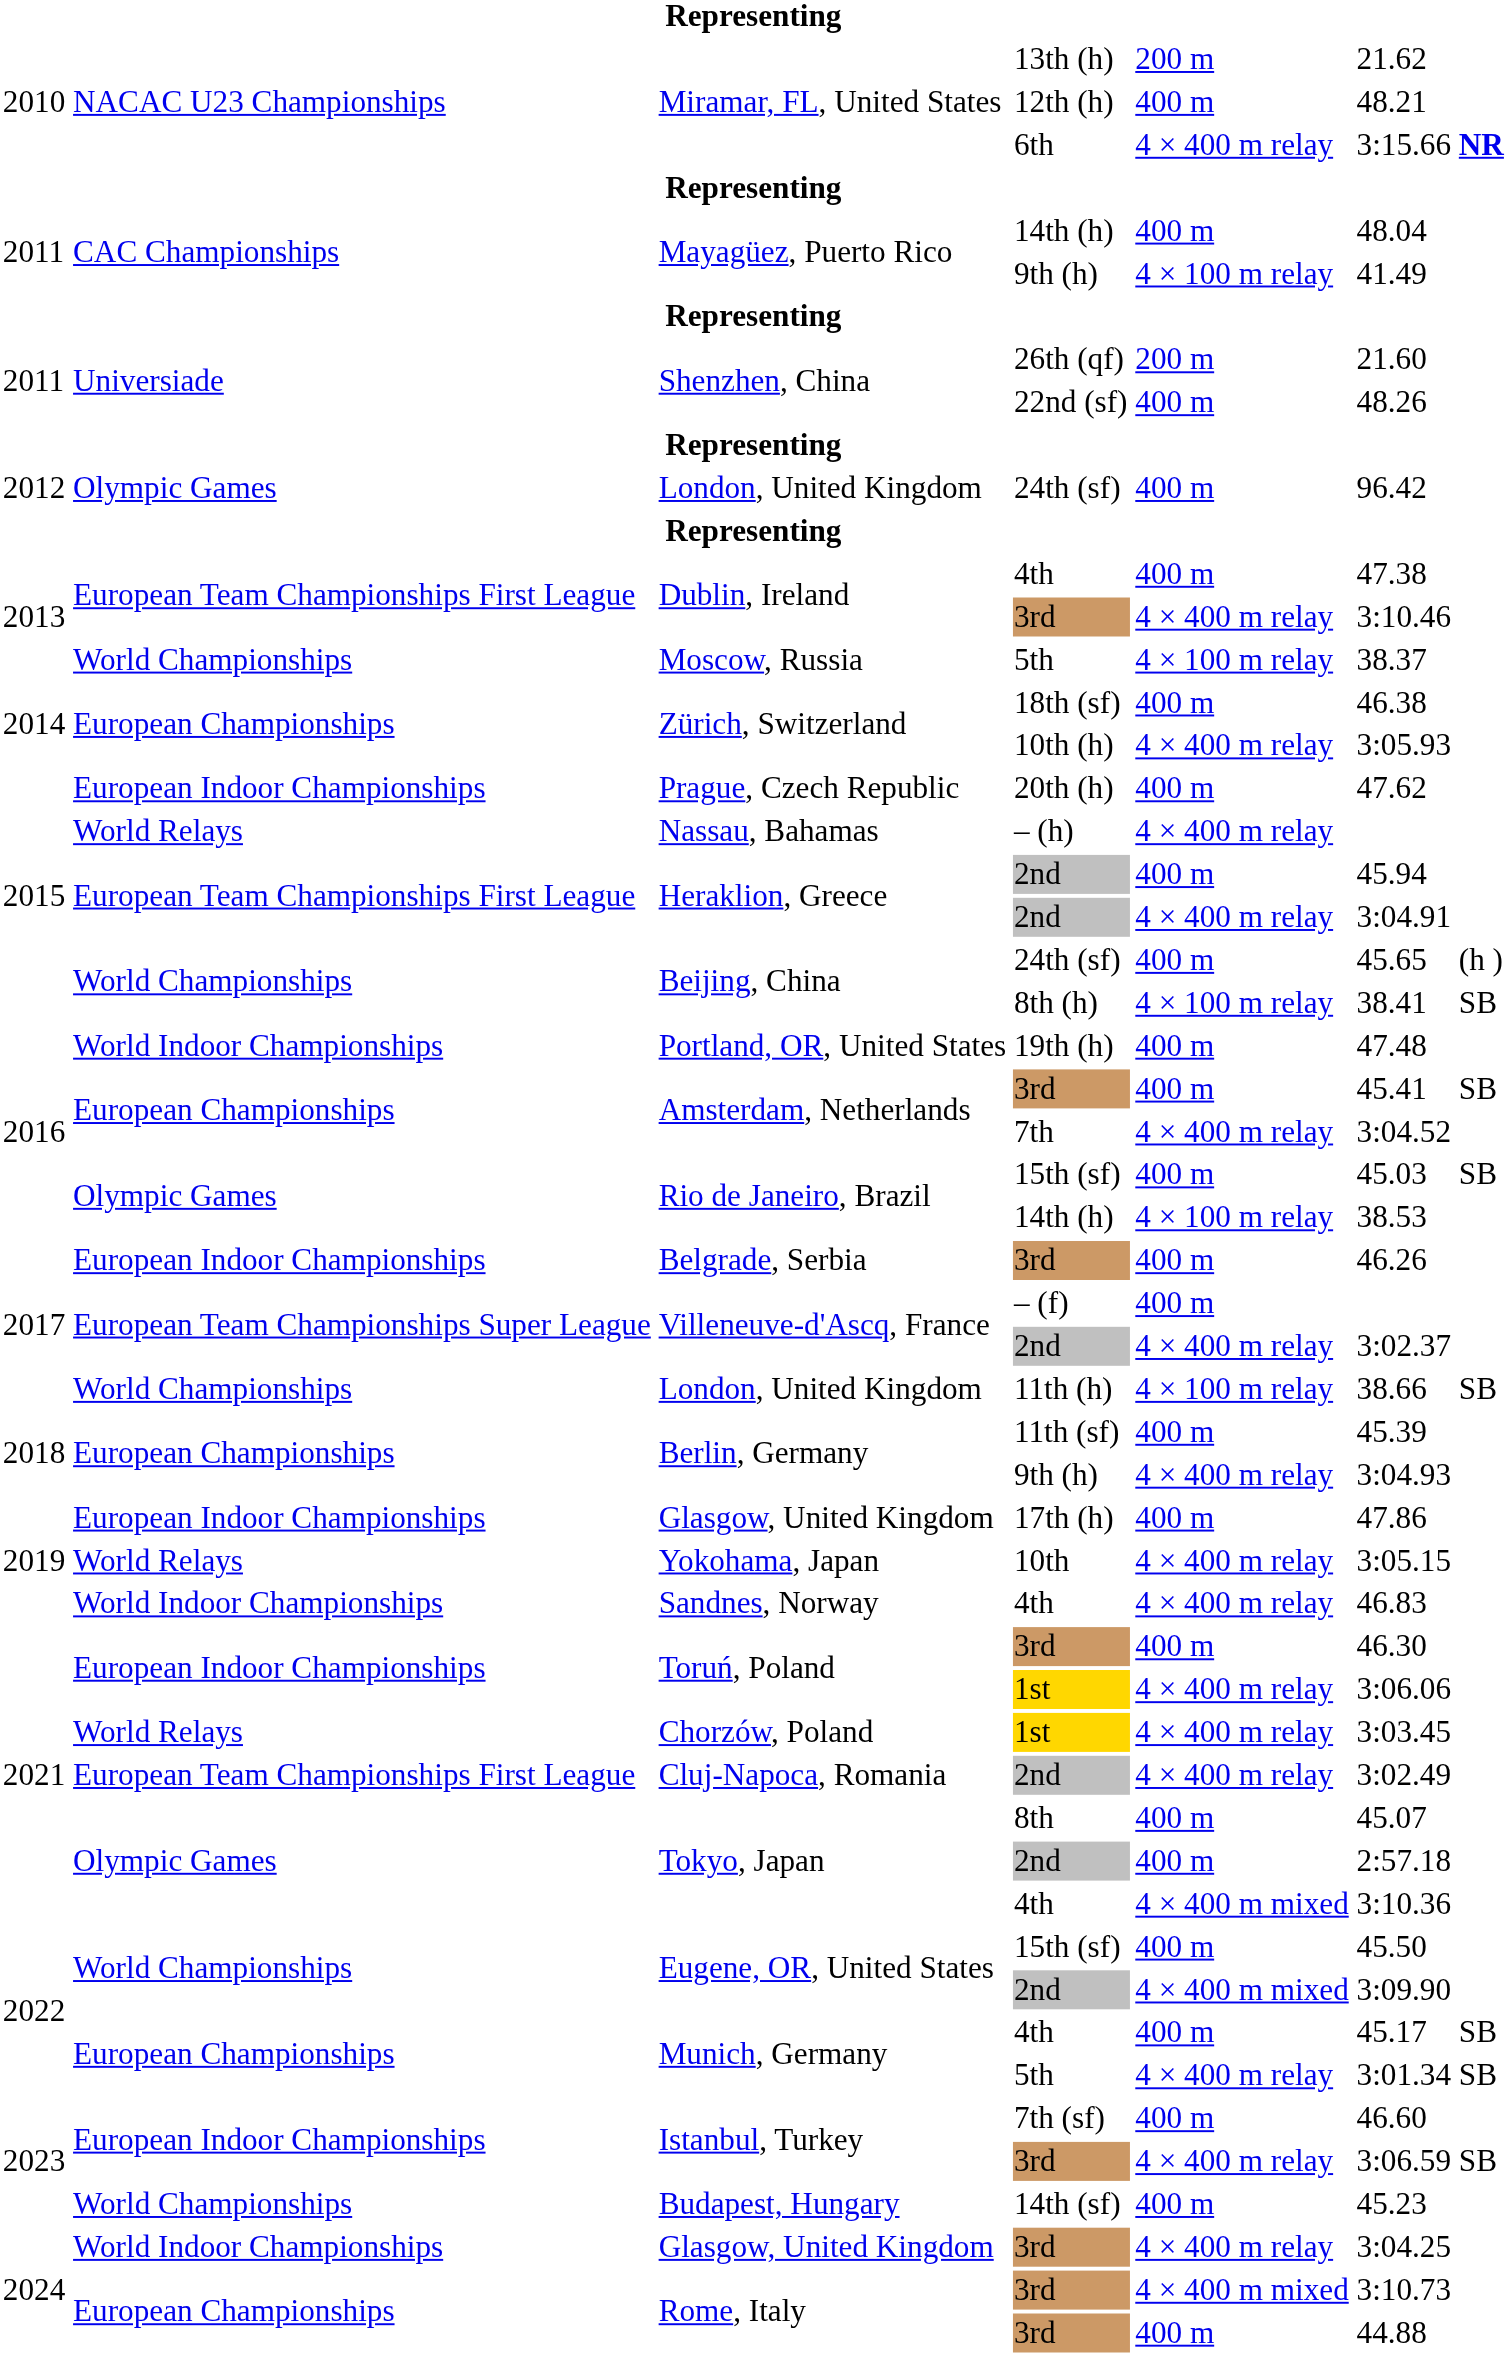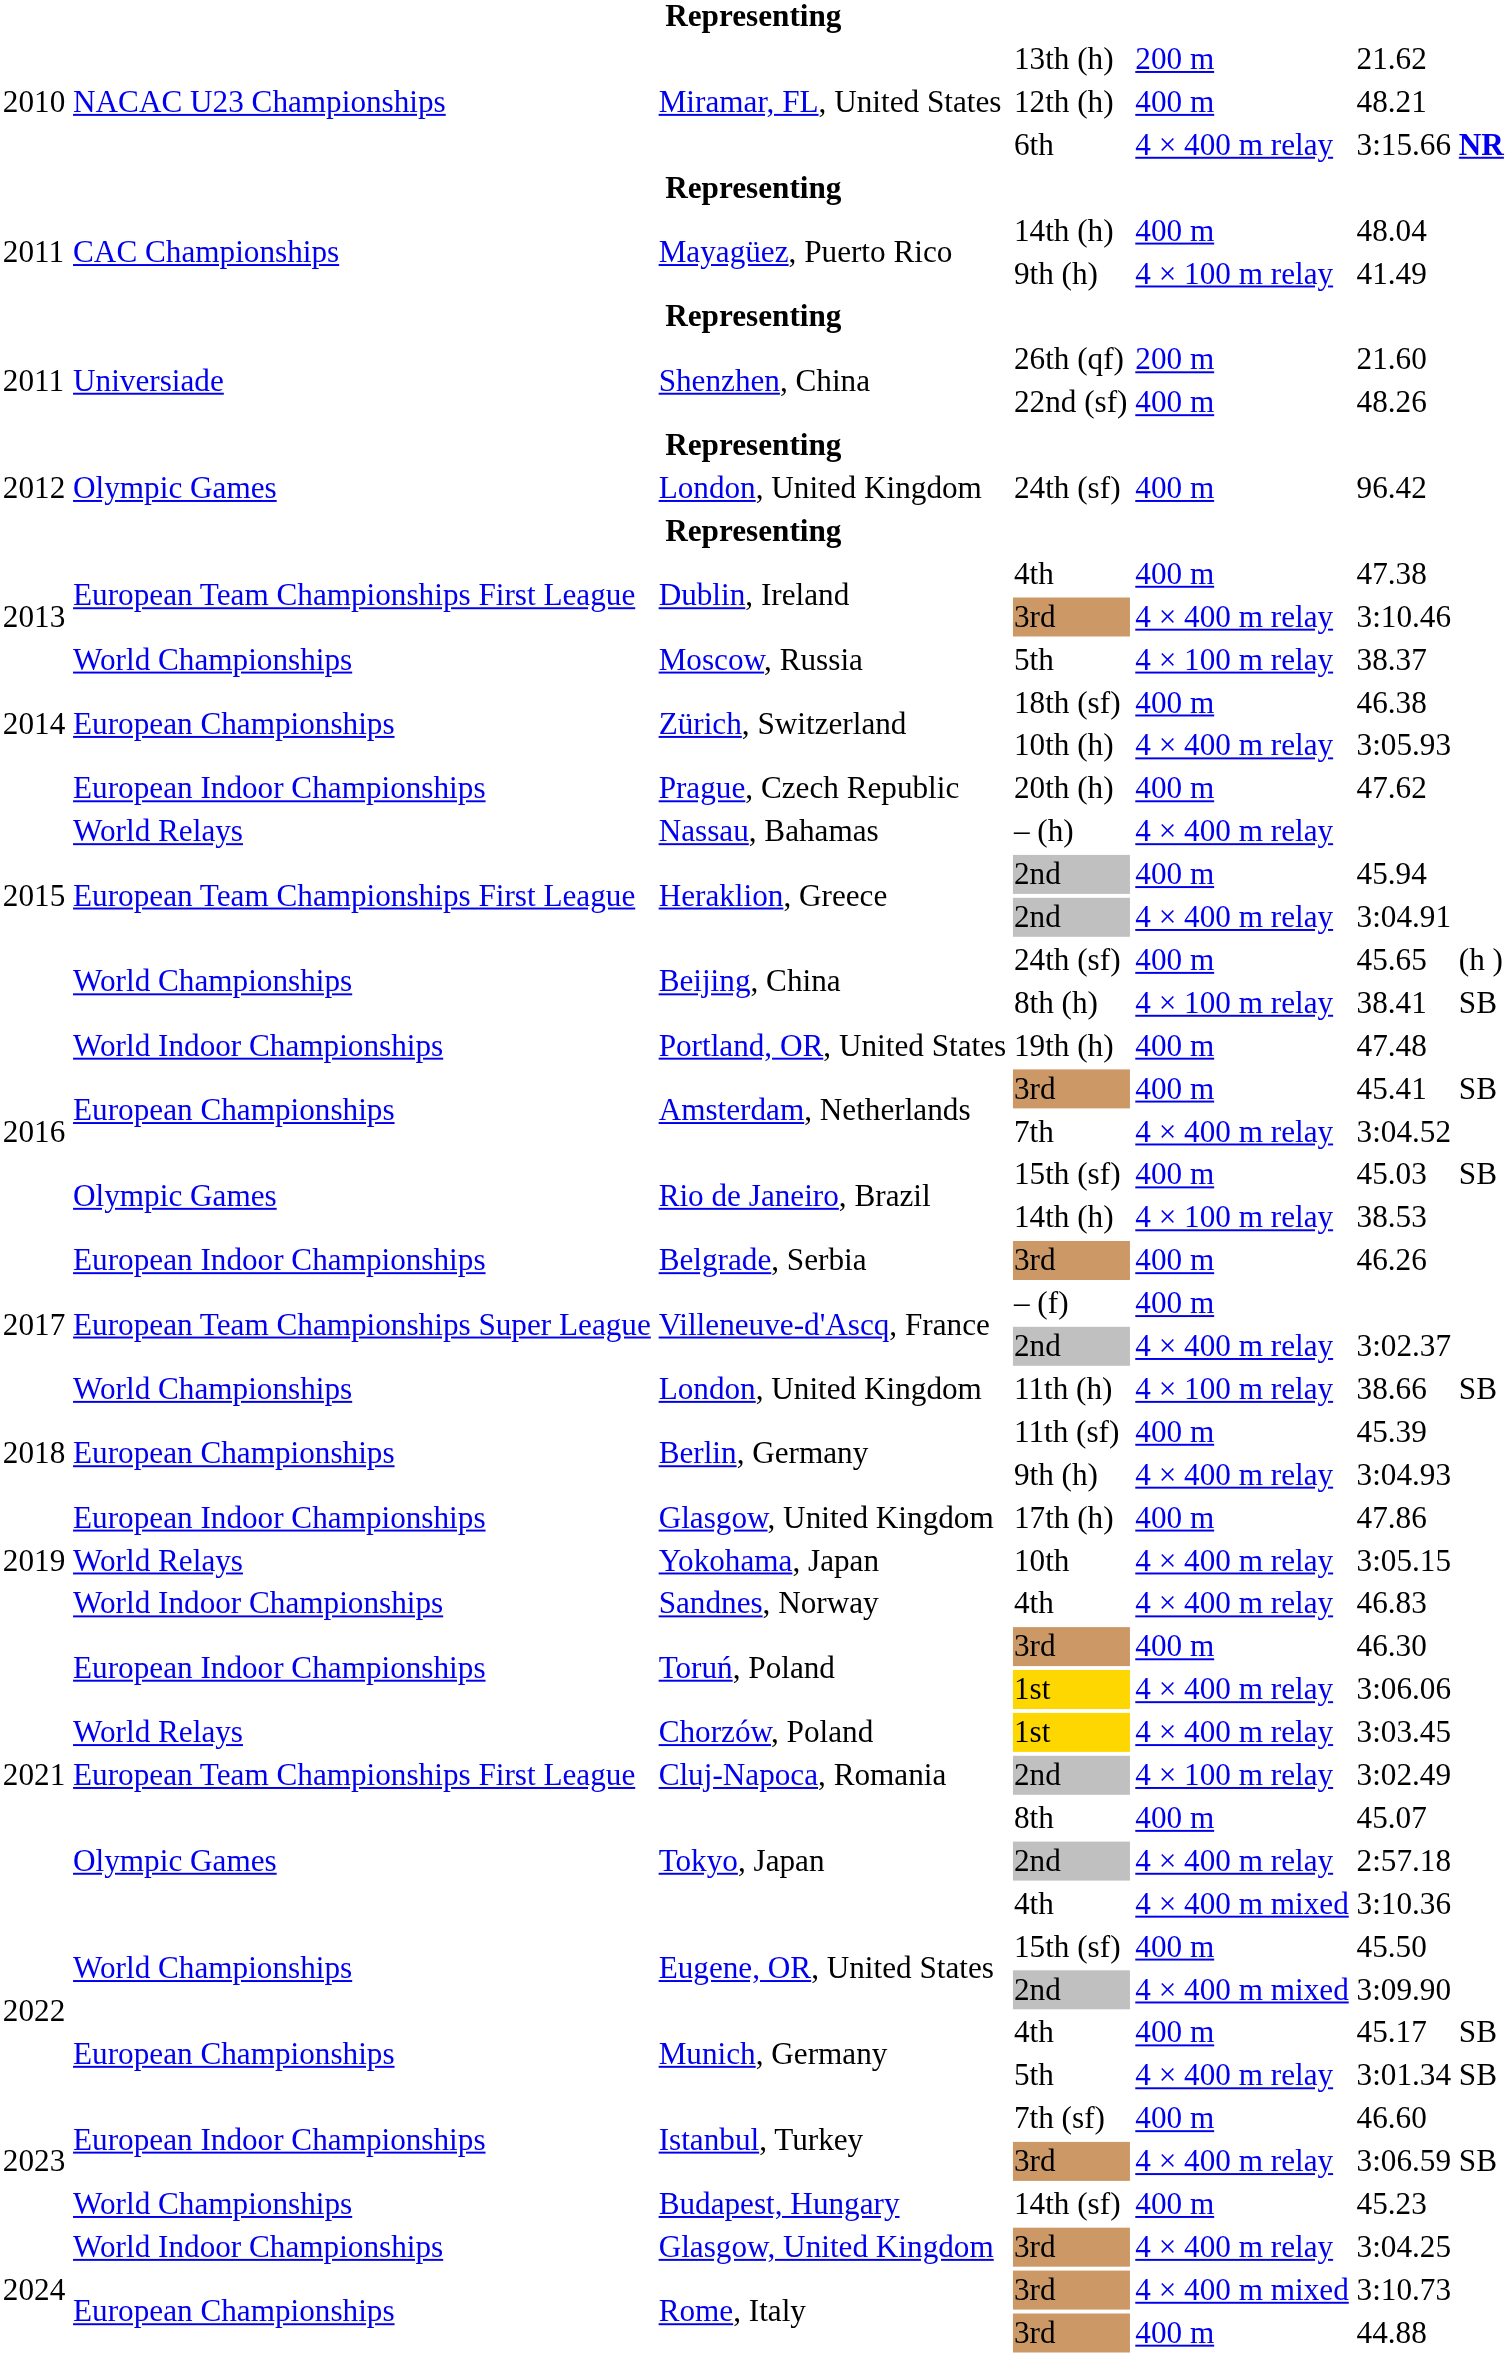(1234, 1774) 4 × 400 m relay -> (1234, 1774) 4 × 100 m relay
(1175, 1860) 400 m -> (1234, 1860) 4 × 400 m relay
